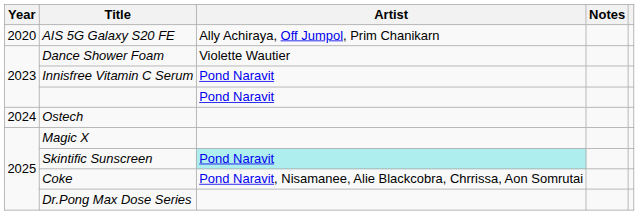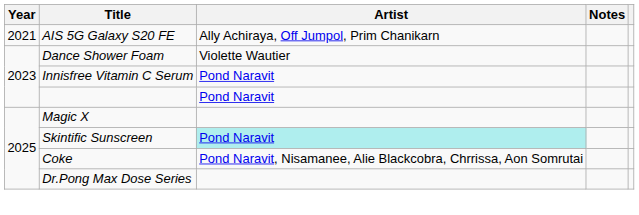(22, 35) 2020 -> (22, 35) 2021
- row: (63, 117)
